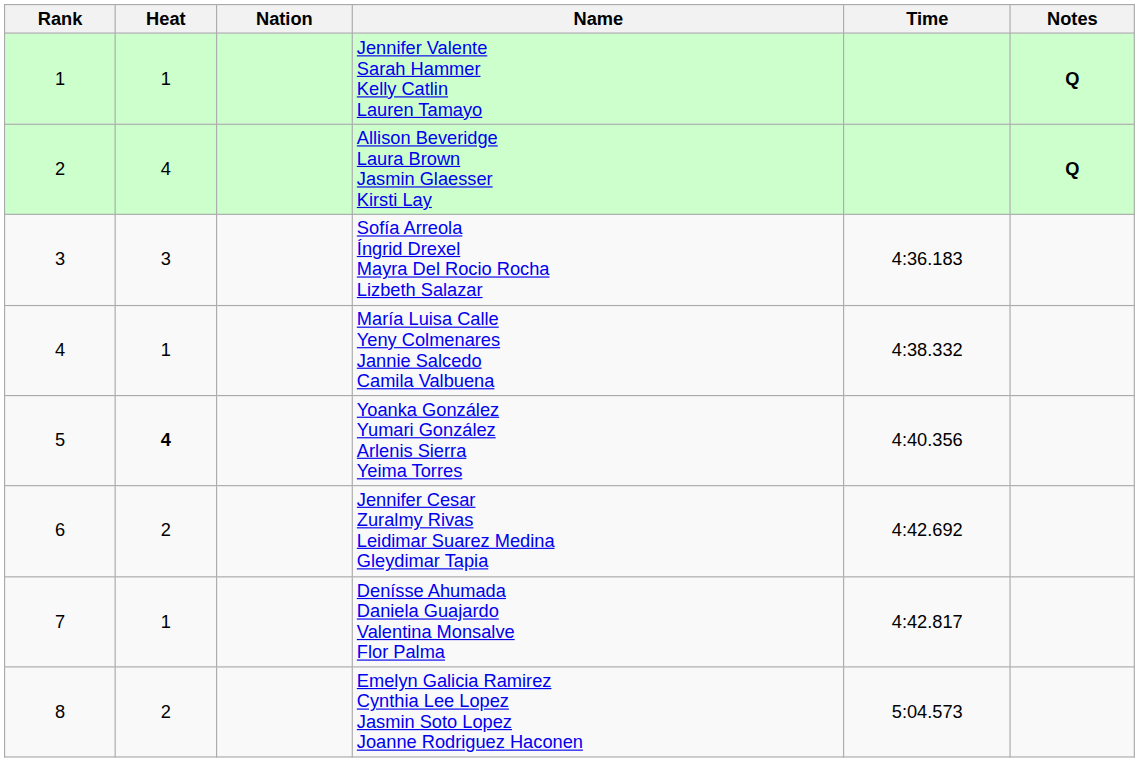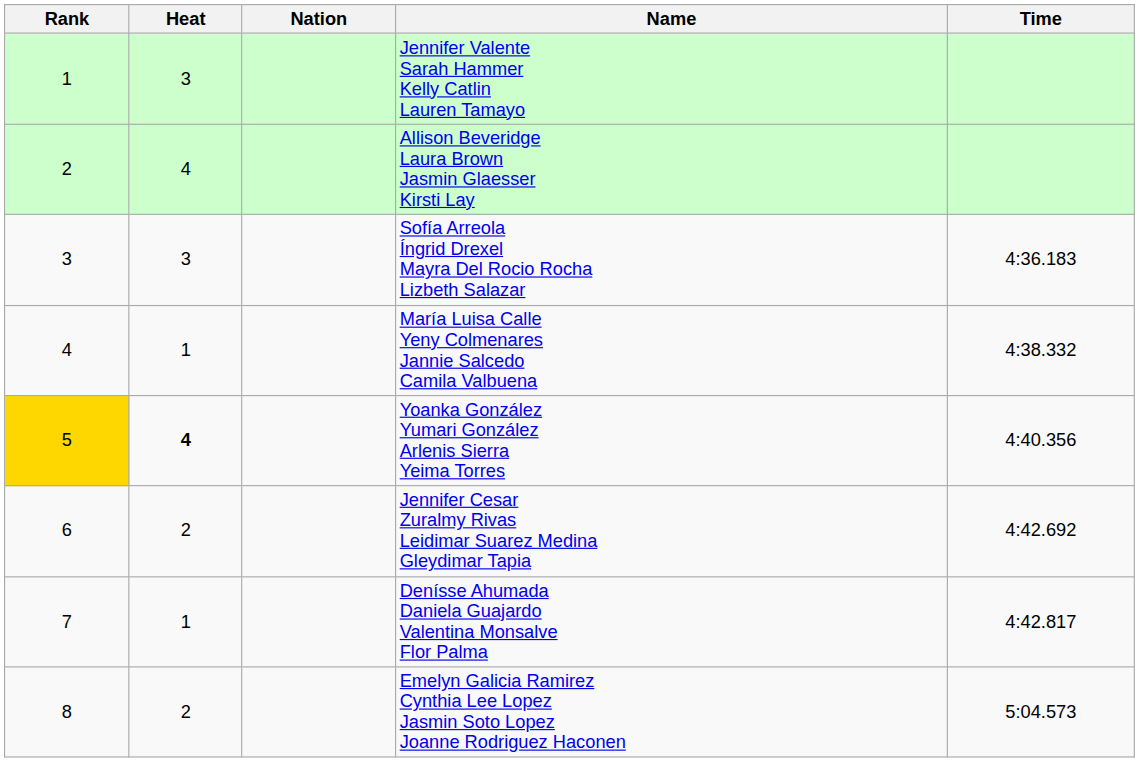- column: (1072, 18)
(166, 78) 1 -> (186, 78) 3
(60, 440) no background -> (67, 440) gold background
